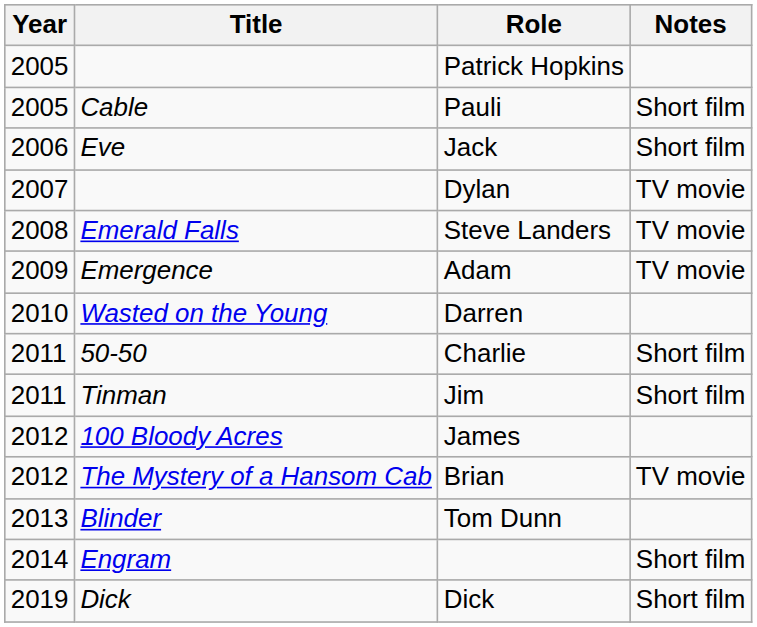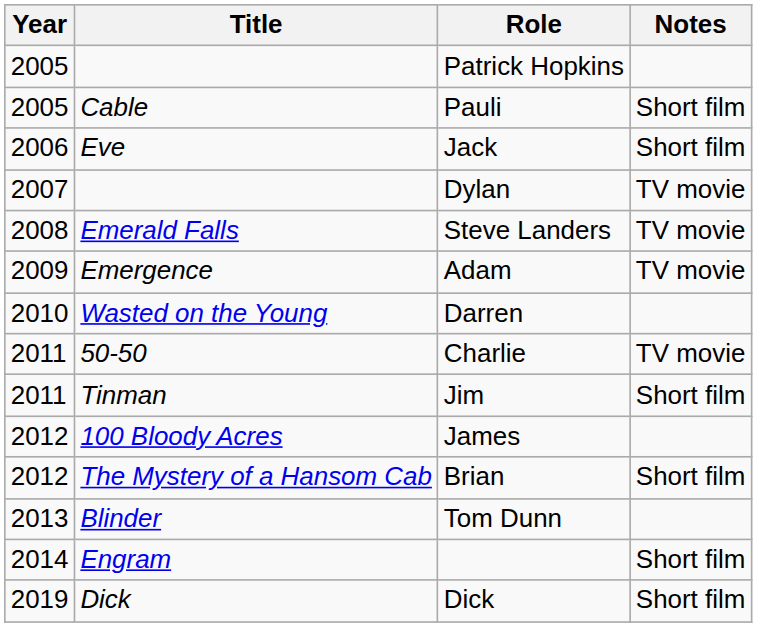(691, 353) Short film -> (691, 353) TV movie
(691, 477) TV movie -> (691, 477) Short film
